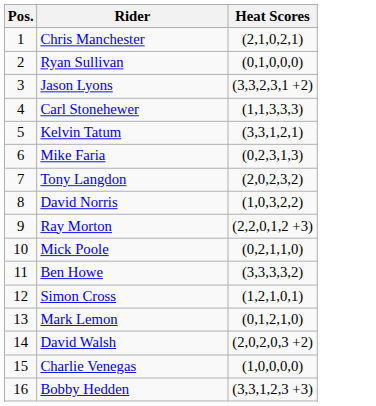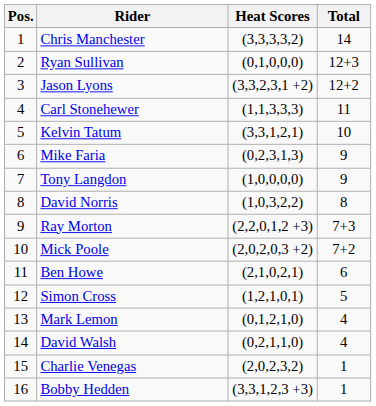+ column: (344, 16)
(273, 39) (2,1,0,2,1) -> (273, 39) (3,3,3,3,2)
(273, 179) (2,0,2,3,2) -> (273, 179) (1,0,0,0,0)
(273, 249) (0,2,1,1,0) -> (273, 249) (2,0,2,0,3 +2)
(273, 272) (3,3,3,3,2) -> (273, 272) (2,1,0,2,1)
(273, 343) (2,0,2,0,3 +2) -> (273, 343) (0,2,1,1,0)
(273, 366) (1,0,0,0,0) -> (273, 366) (2,0,2,3,2)
